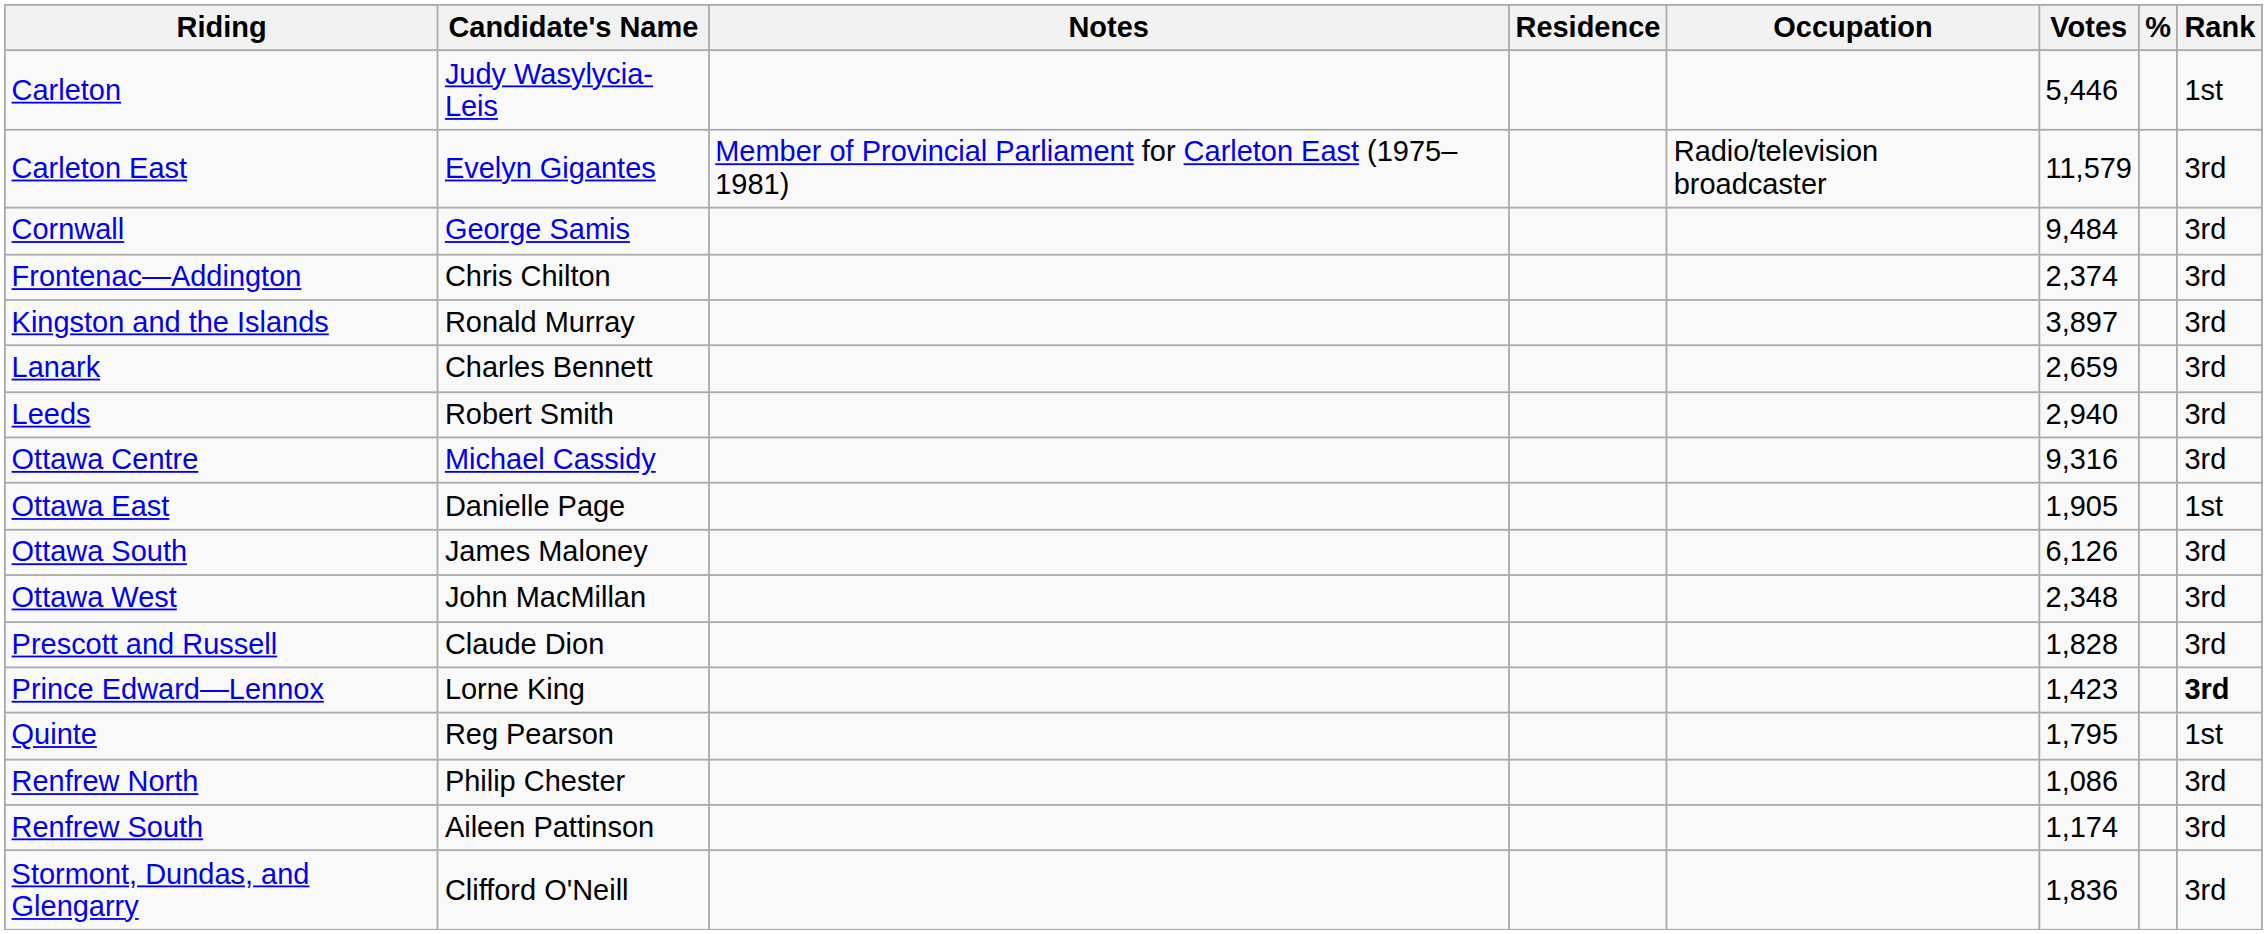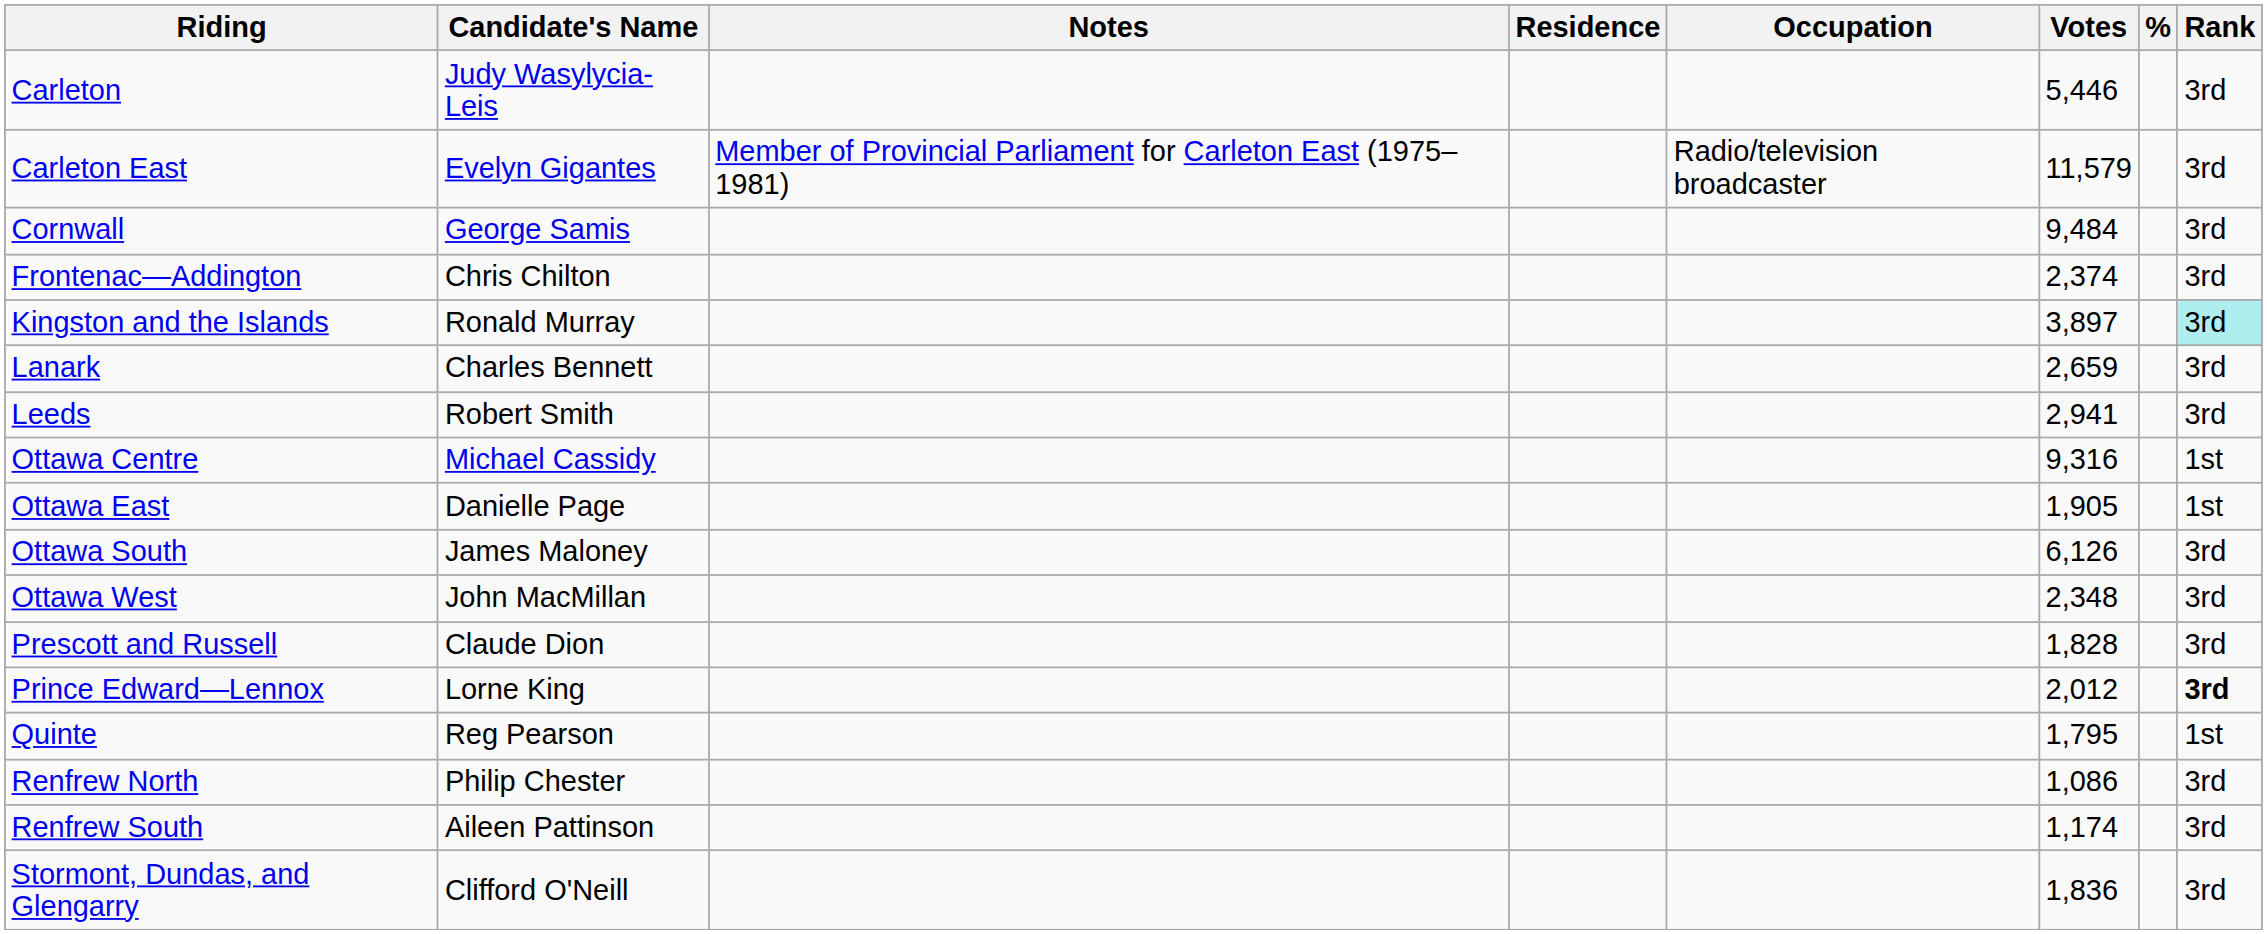(2204, 89) 1st -> (2205, 89) 3rd
(2205, 322) no background -> (2205, 322) paleturquoise background
(2082, 414) 2,940 -> (2082, 414) 2,941
(2205, 460) 3rd -> (2204, 460) 1st
(2082, 689) 1,423 -> (2082, 689) 2,012
